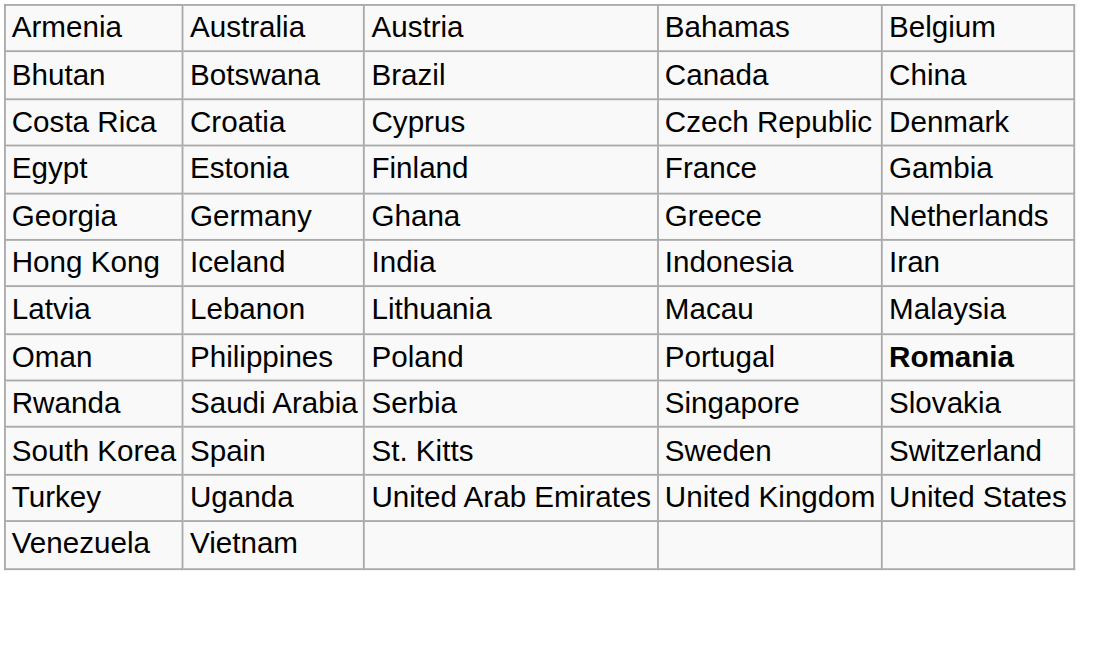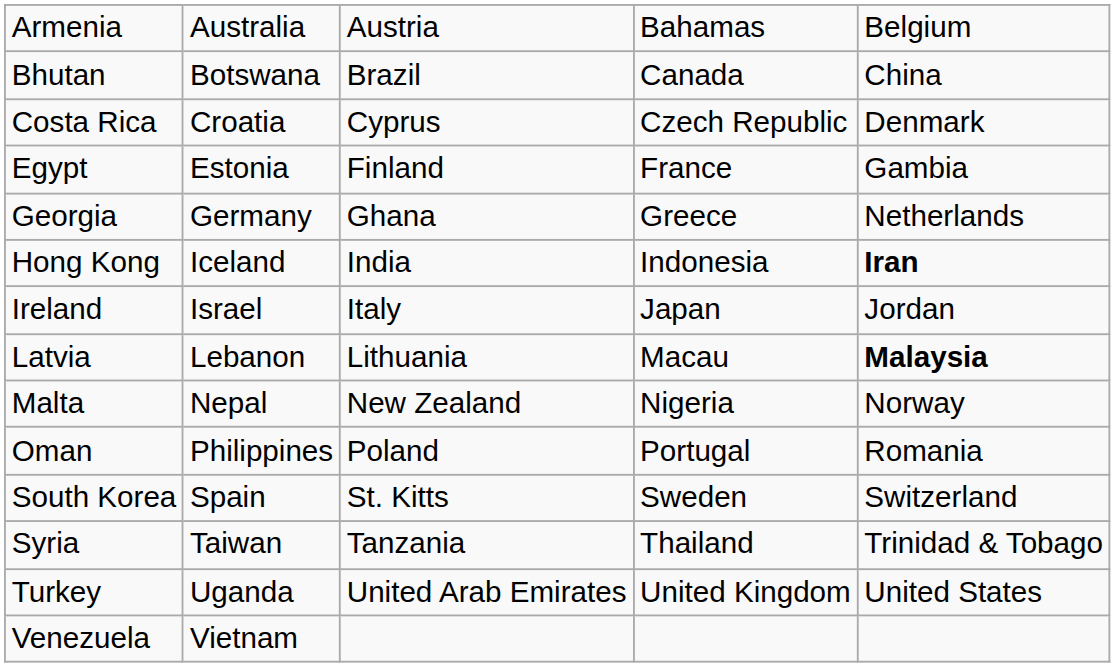(915, 262) normal -> (892, 262) bold
+ row: (57, 309)
(947, 309) normal -> (926, 356) bold
+ row: (48, 403)
(952, 356) bold -> (924, 450) normal
- row: (66, 403)
+ row: (45, 544)
